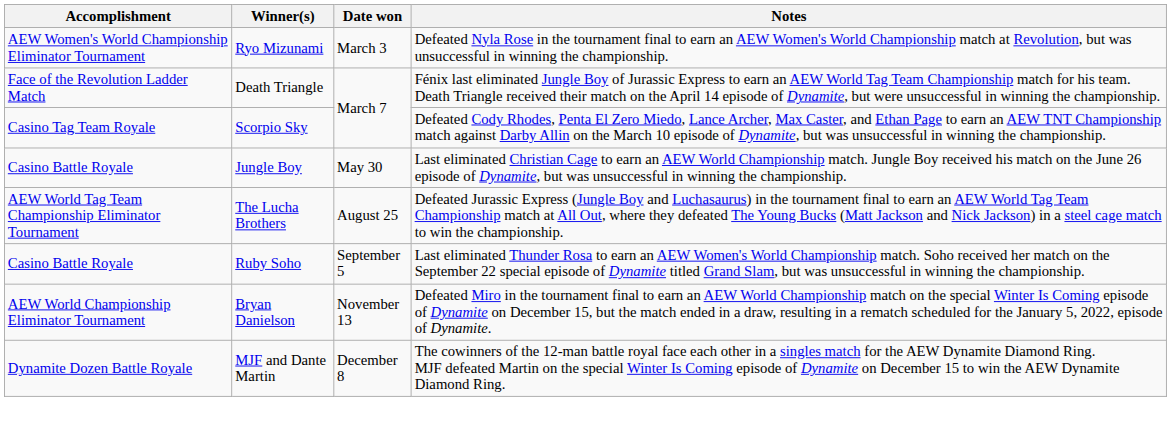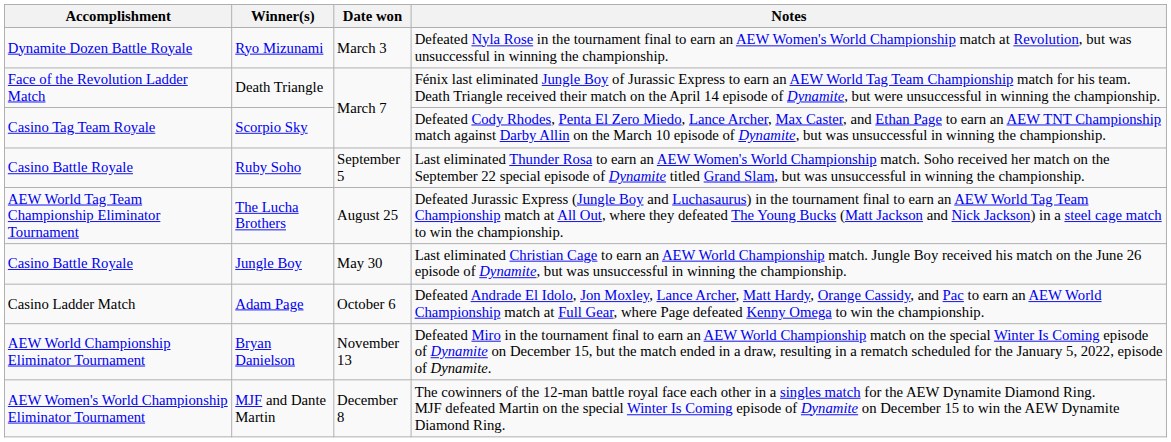(118, 47) AEW Women's World Championship Eliminator Tournament -> (100, 47) Dynamite Dozen Battle Royale
rows swapped: (269, 167) <-> (268, 263)
+ row: (269, 303)
(100, 368) Dynamite Dozen Battle Royale -> (118, 408) AEW Women's World Championship Eliminator Tournament
